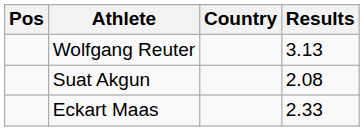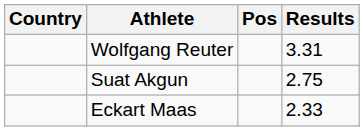columns swapped: (26, 19) <-> (240, 19)
(304, 49) 3.13 -> (304, 49) 3.31
(304, 79) 2.08 -> (304, 79) 2.75
